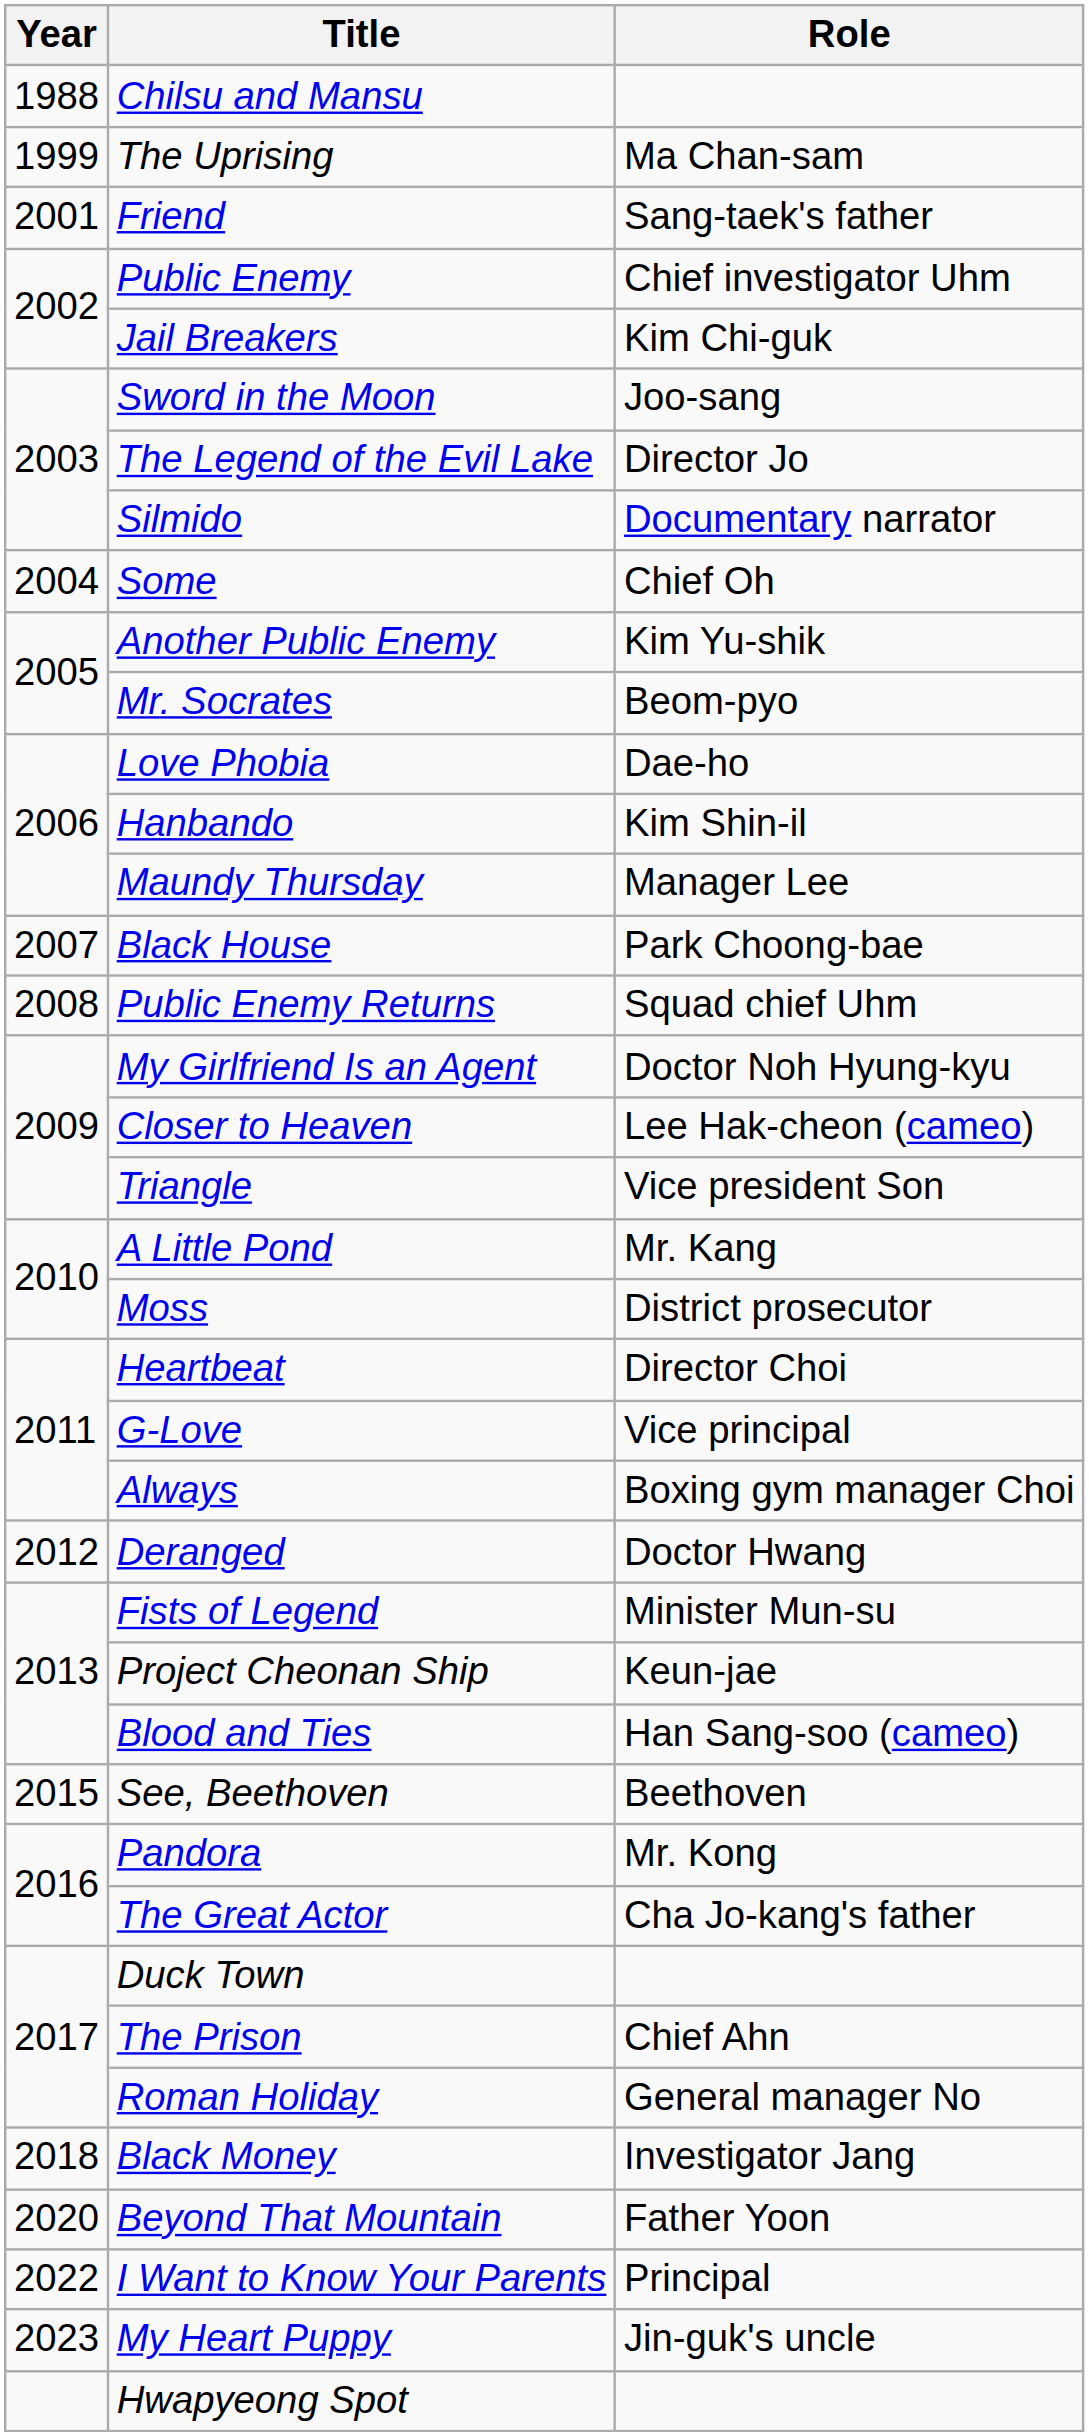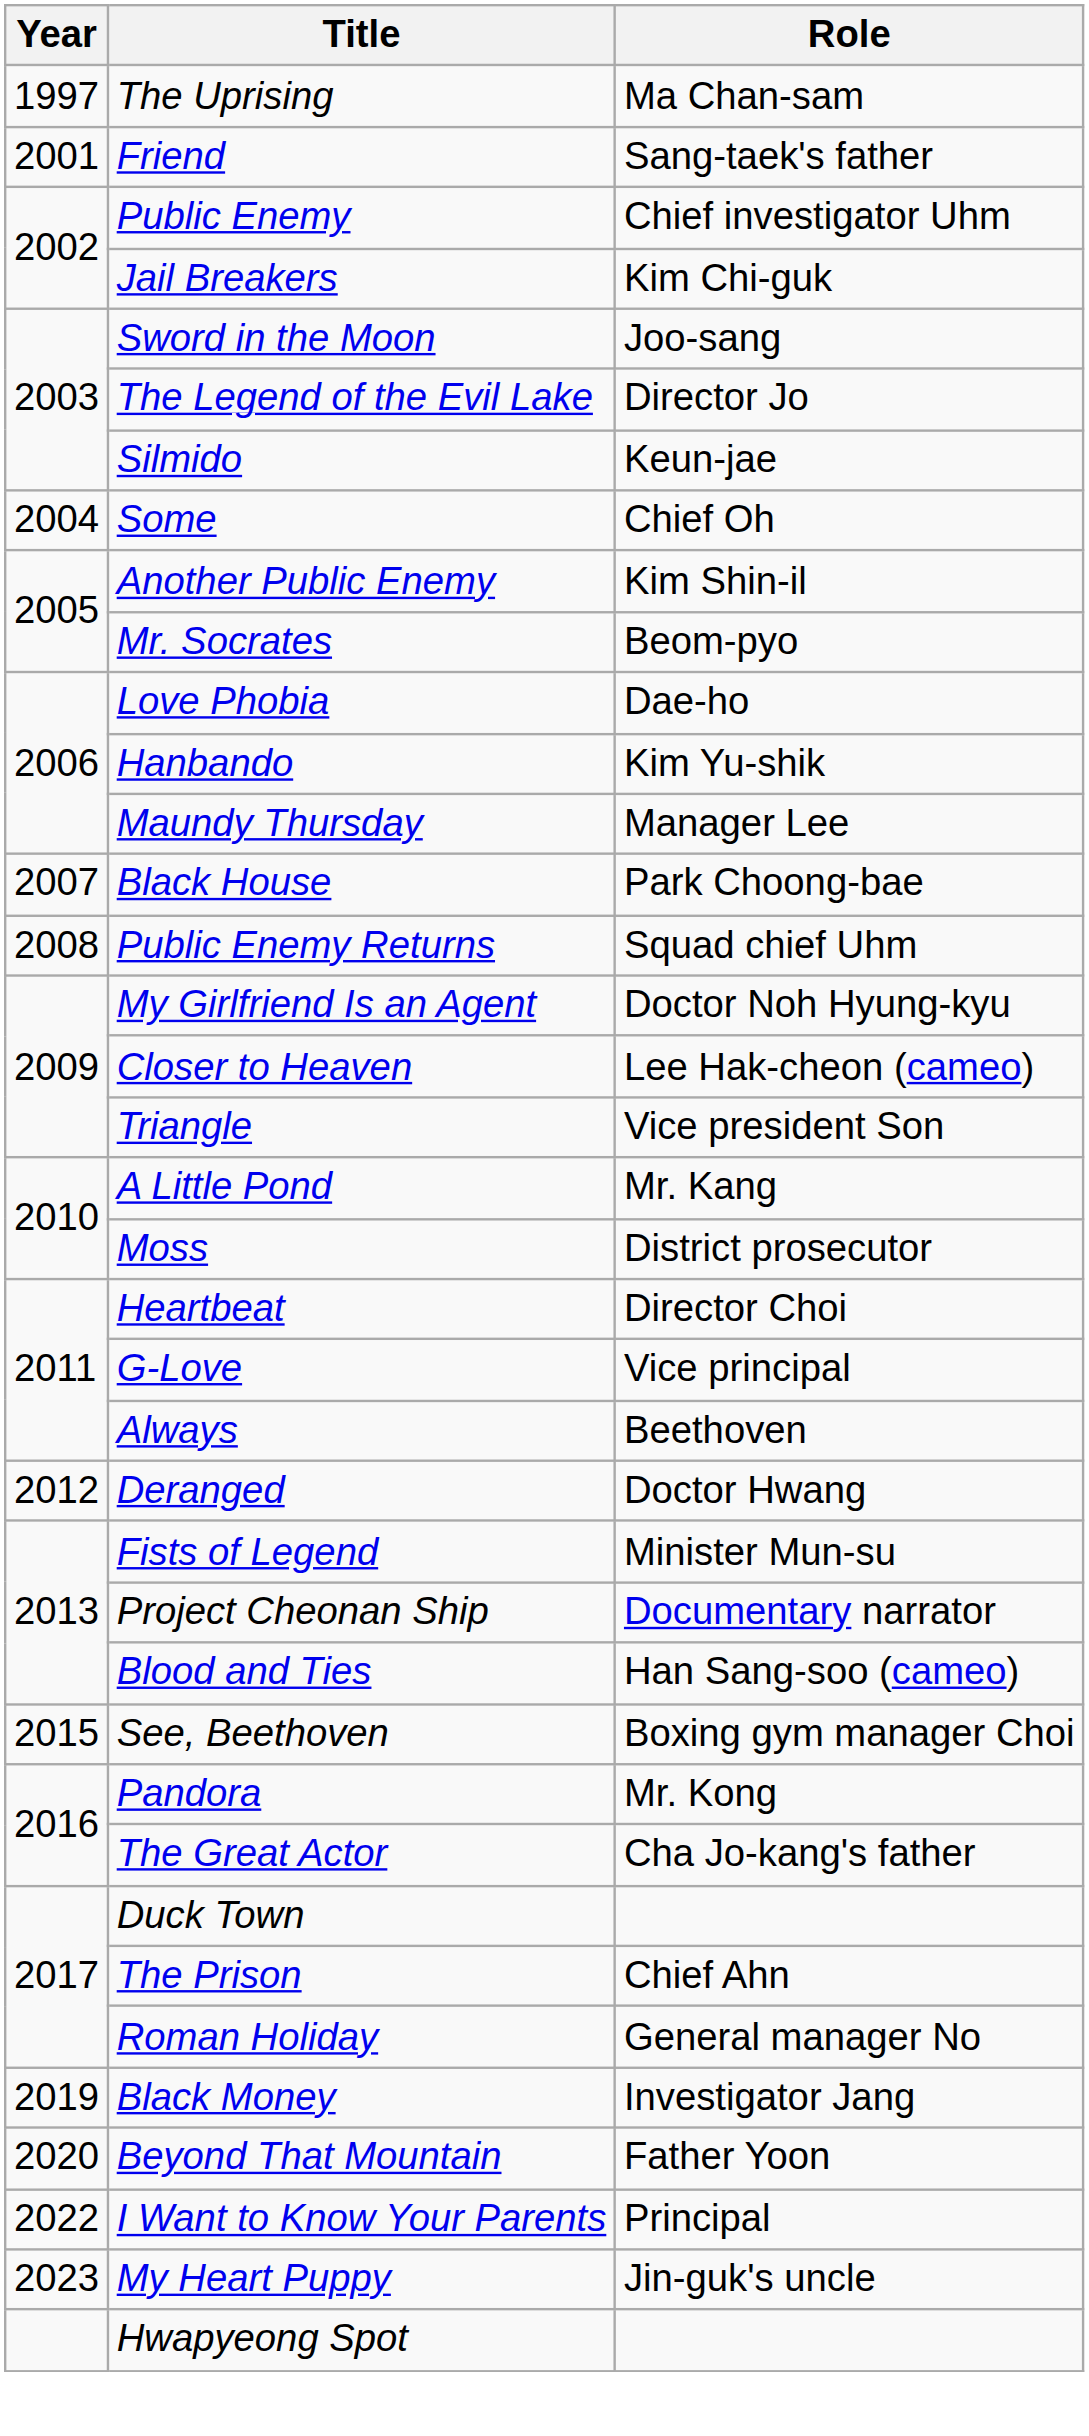- row: (270, 95)
(57, 156) 1999 -> (57, 95) 1997
(810, 519) Documentary narrator -> (700, 459) Keun-jae
(725, 641) Kim Yu-shik -> (715, 580) Kim Shin-il
(715, 823) Kim Shin-il -> (725, 762) Kim Yu-shik
(849, 1490) Boxing gym manager Choi -> (715, 1429) Beethoven
(700, 1672) Keun-jae -> (810, 1611) Documentary narrator
(715, 1793) Beethoven -> (849, 1732) Boxing gym manager Choi
(57, 2157) 2018 -> (57, 2096) 2019
